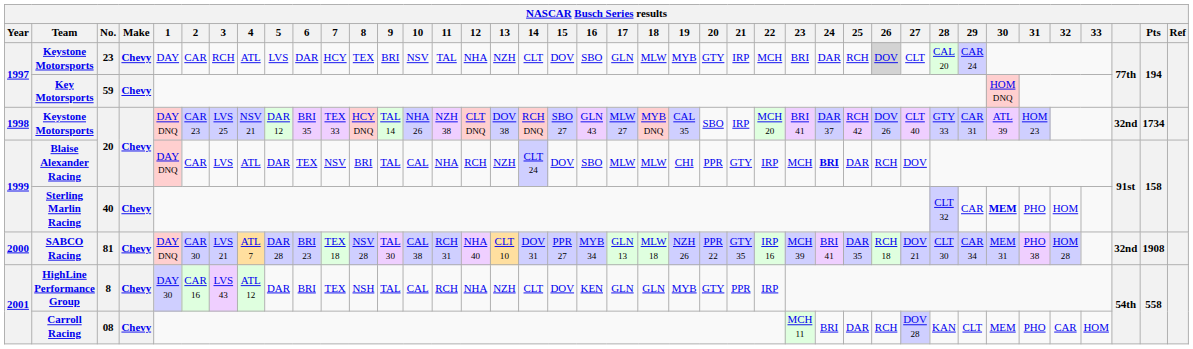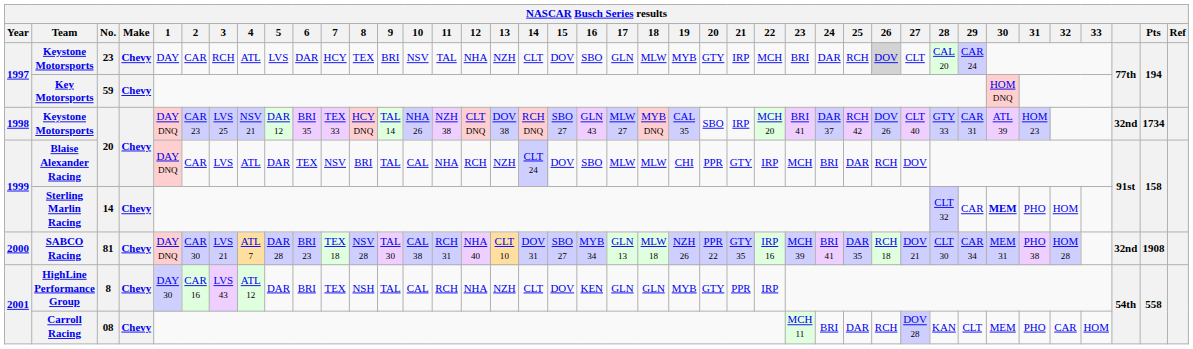(829, 163) bold -> (829, 163) normal
(108, 209) 40 -> (108, 209) 14
(562, 248) PPR 27 -> (562, 248) SBO 27
